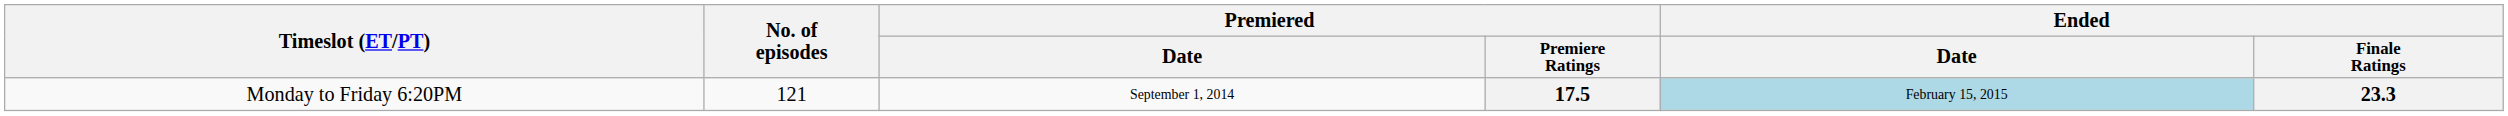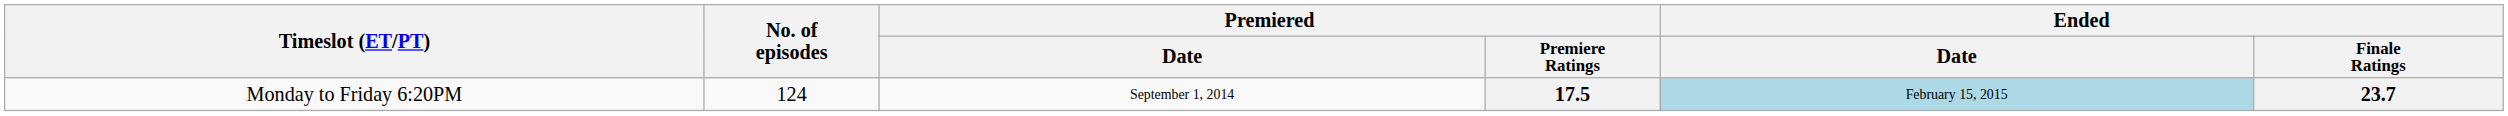(792, 93) 121 -> (792, 93) 124
(2378, 93) 23.3 -> (2378, 93) 23.7
